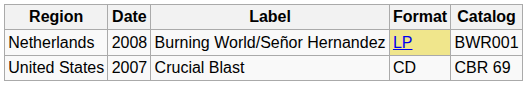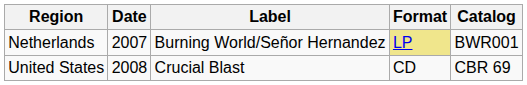(129, 42) 2008 -> (129, 42) 2007
(129, 67) 2007 -> (129, 67) 2008
